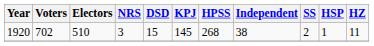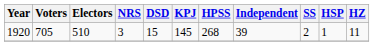(44, 31) 702 -> (44, 31) 705
(242, 31) 38 -> (242, 31) 39
